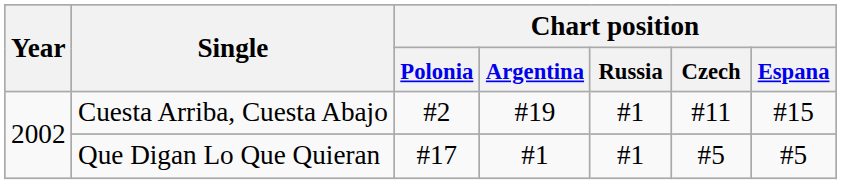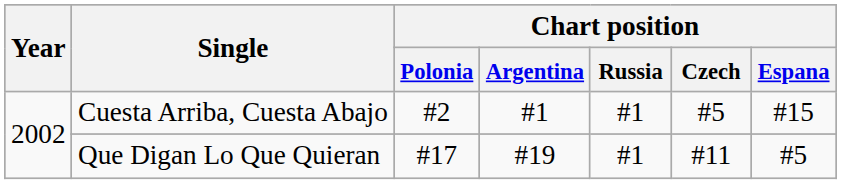(535, 112) #19 -> (535, 112) #1
(711, 112) #11 -> (711, 112) #5
(535, 155) #1 -> (535, 155) #19
(711, 155) #5 -> (711, 155) #11
